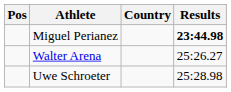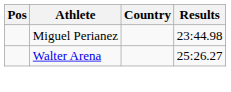(200, 35) bold -> (200, 35) normal
- row: (71, 76)
